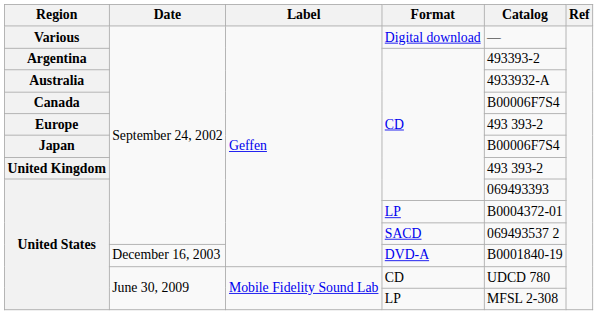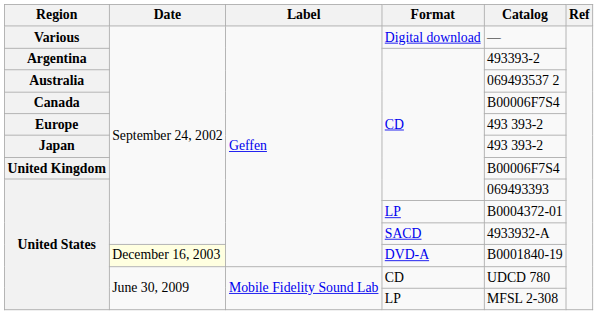(518, 80) 4933932-A -> (523, 80) 069493537 2
(523, 146) B00006F7S4 -> (515, 146) 493 393-2
(515, 168) 493 393-2 -> (523, 168) B00006F7S4
(523, 233) 069493537 2 -> (518, 233) 4933932-A
(166, 255) no background -> (166, 255) lightyellow background
